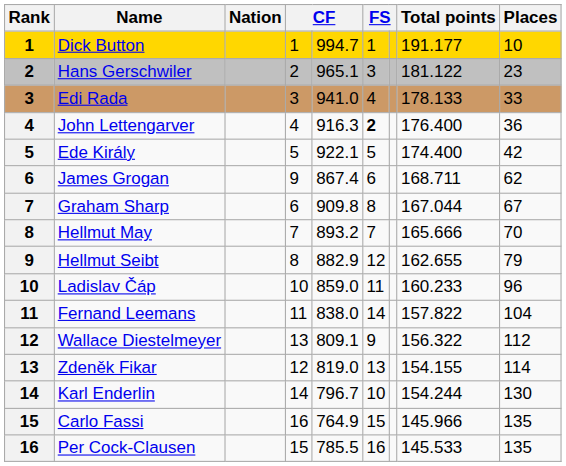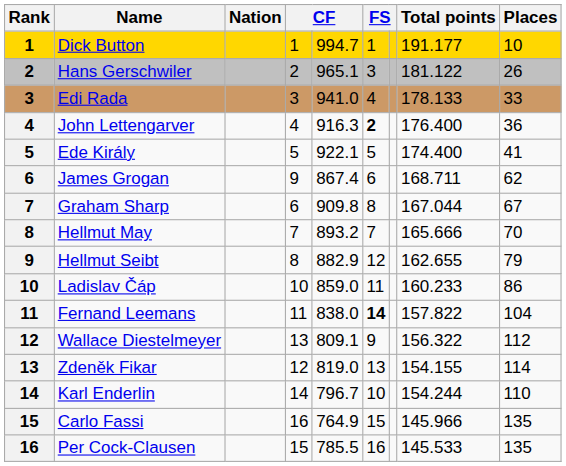(513, 71) 23 -> (513, 71) 26
(513, 152) 42 -> (513, 152) 41
(513, 286) 96 -> (513, 286) 86
(376, 313) normal -> (376, 313) bold
(518, 394) 130 -> (517, 394) 110
